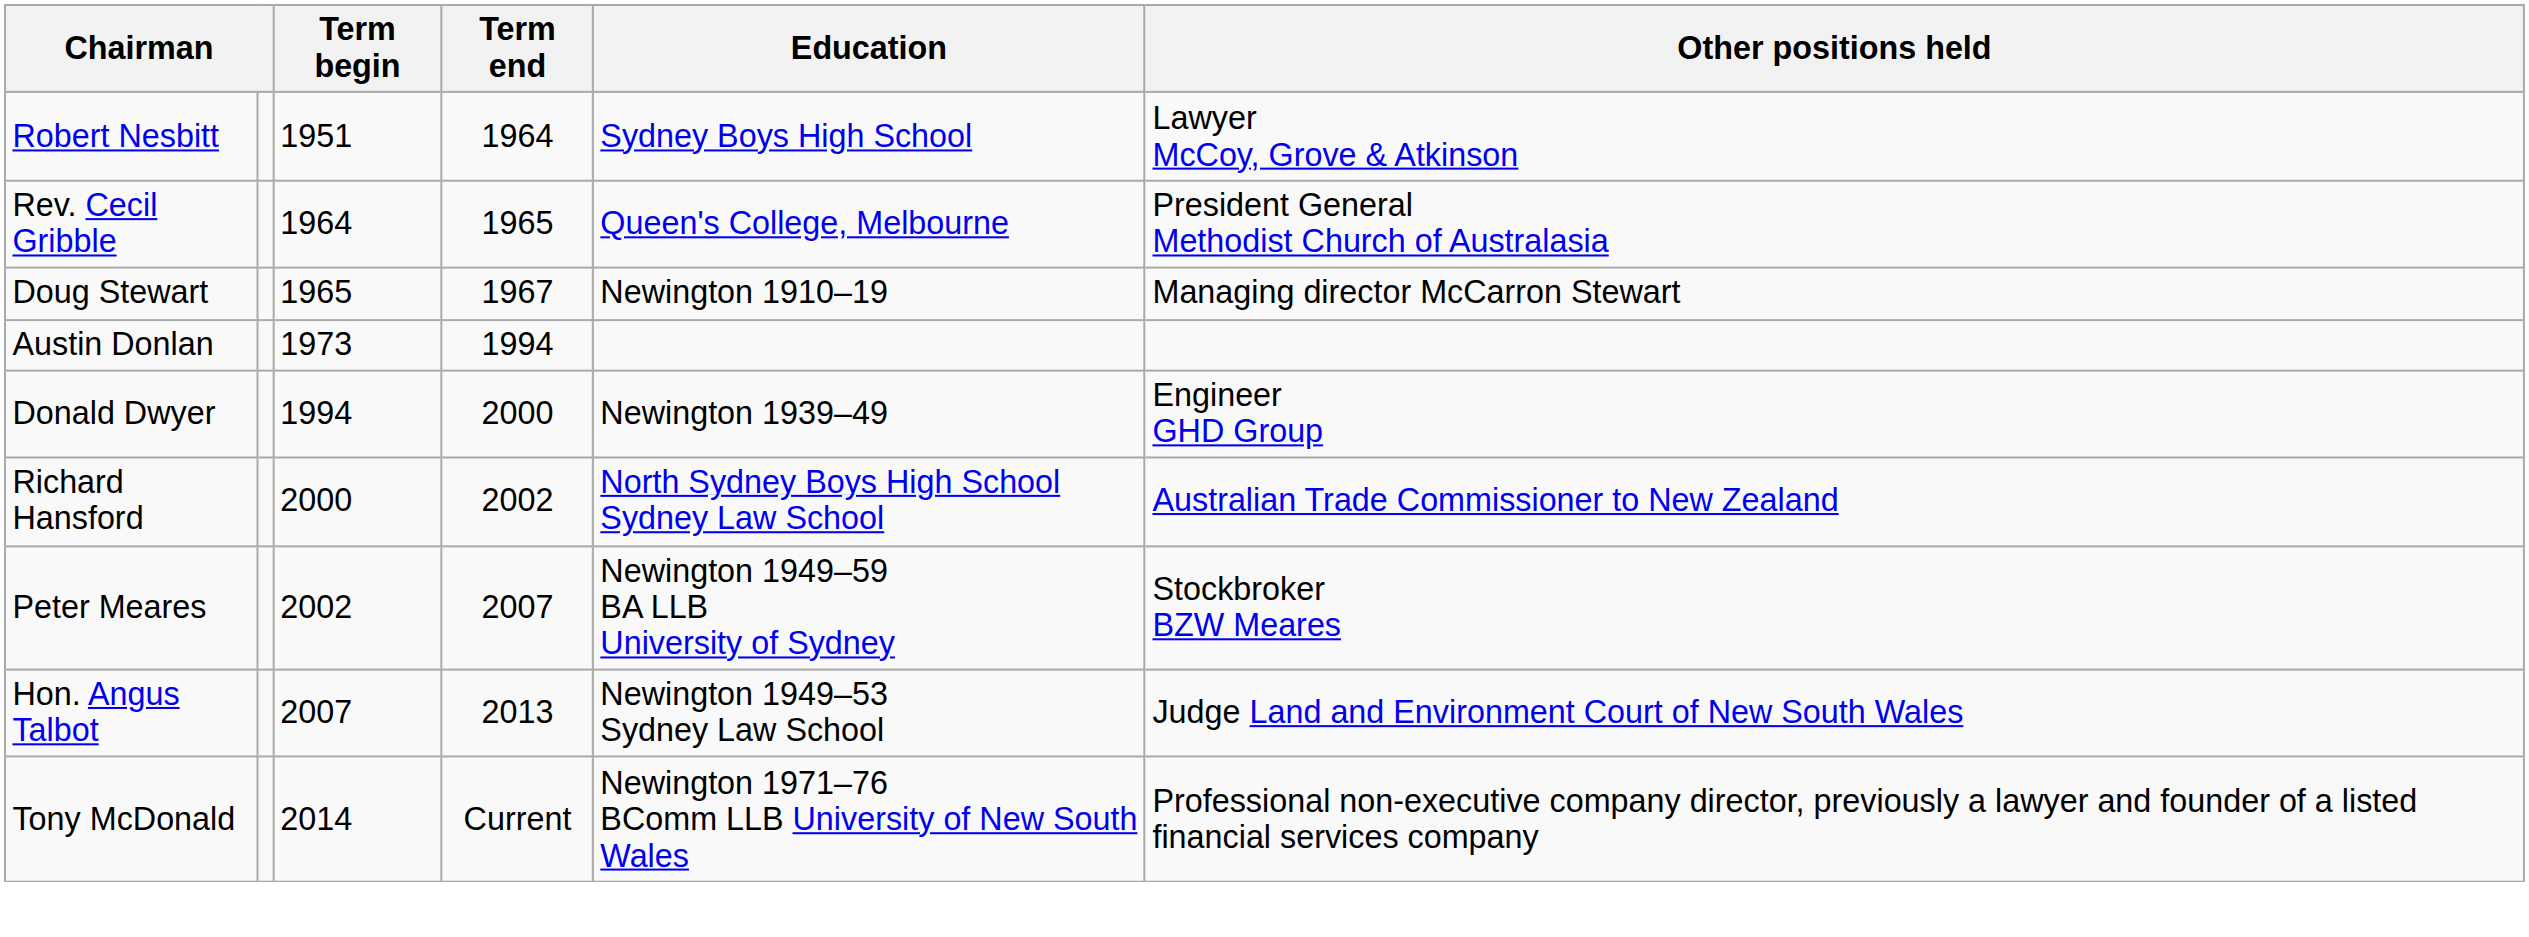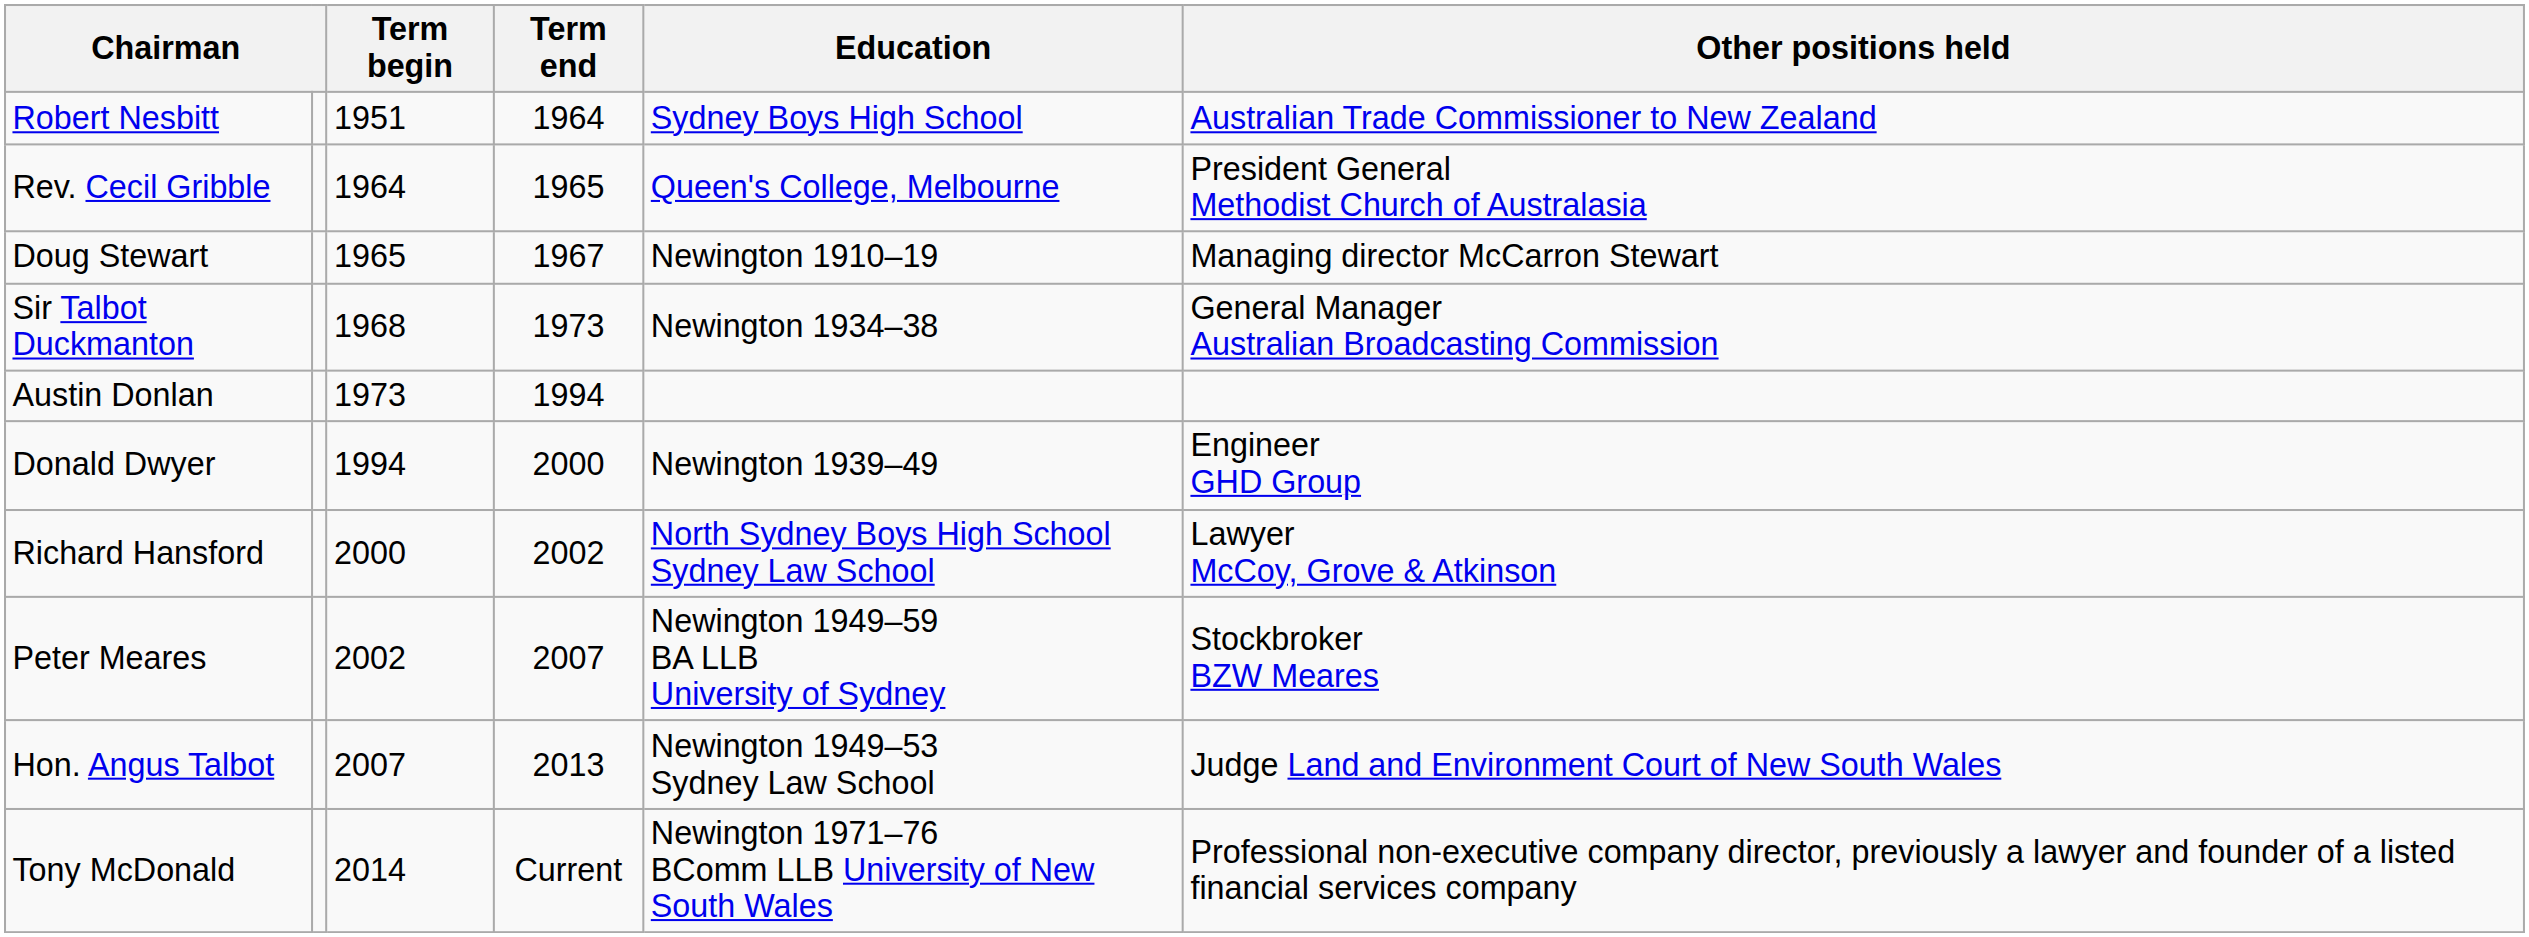(1335, 135) Lawyer McCoy, Grove & Atkinson -> (1534, 117) Australian Trade Commissioner to New Zealand
+ row: (103, 326)
(1496, 501) Australian Trade Commissioner to New Zealand -> (1373, 552) Lawyer McCoy, Grove & Atkinson
